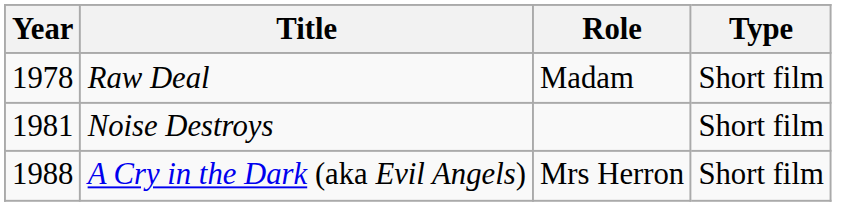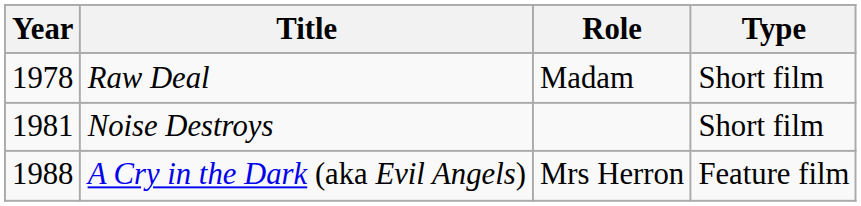(761, 175) Short film -> (774, 175) Feature film
